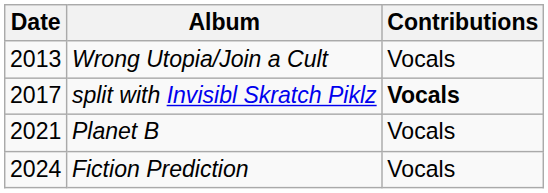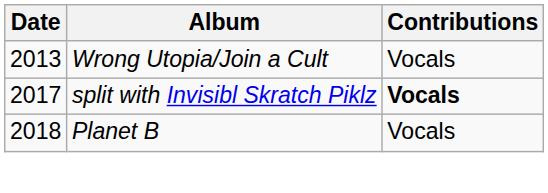(36, 132) 2021 -> (36, 132) 2018
- row: (160, 168)
